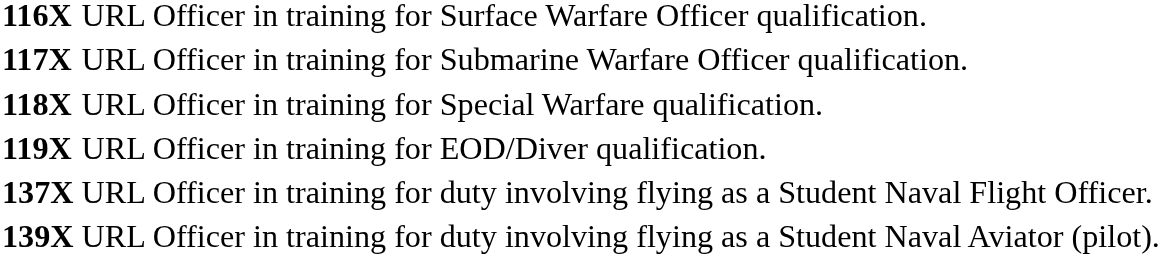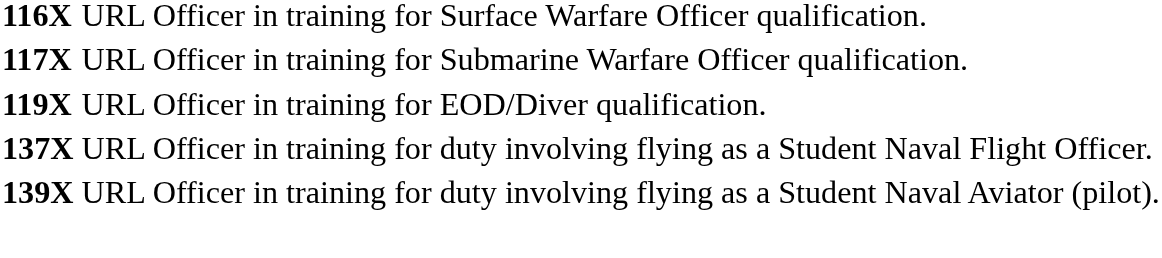- row: (452, 104)
